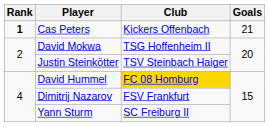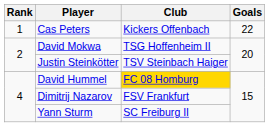(20, 29) bold -> (20, 29) normal
(247, 29) 21 -> (247, 29) 22
